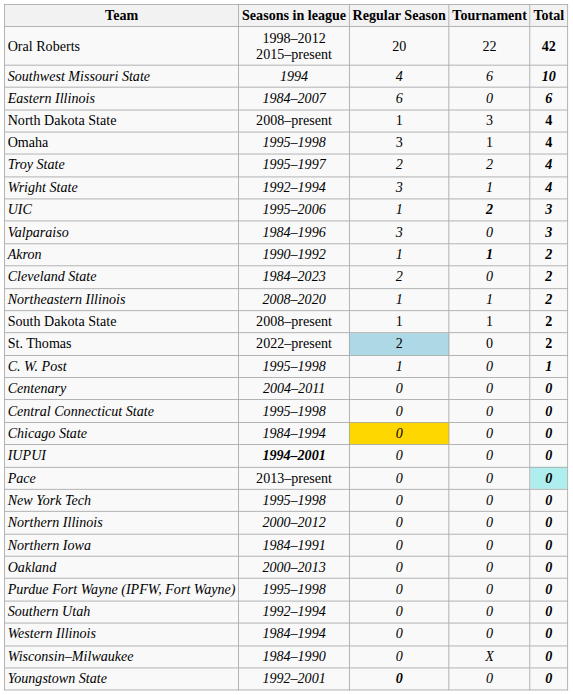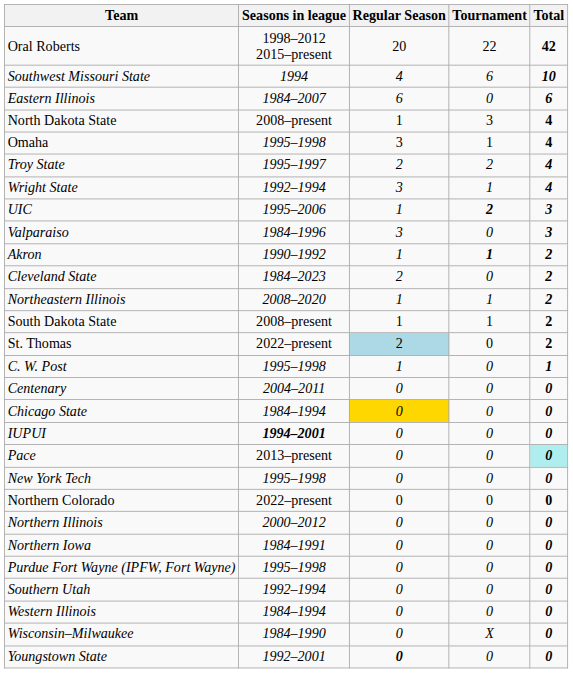- row: (81, 411)
+ row: (61, 500)
- row: (32, 567)
